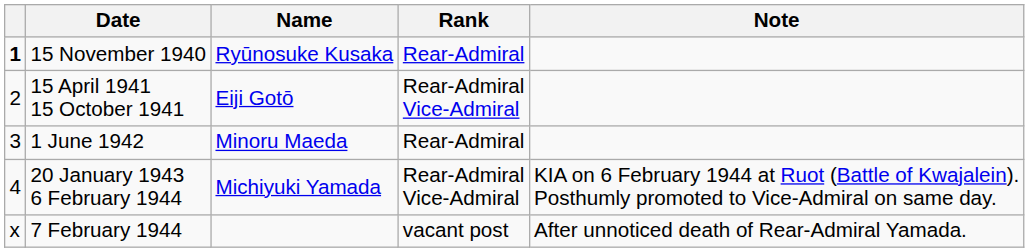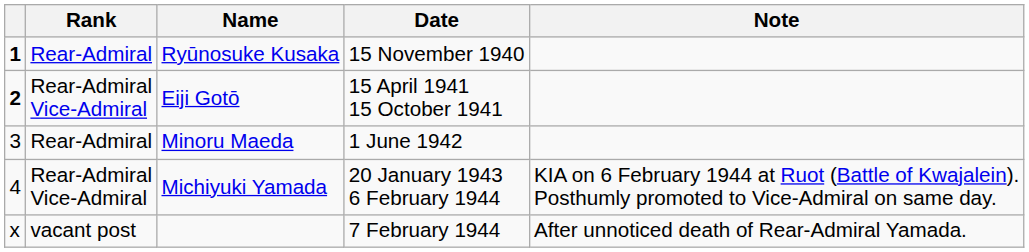columns swapped: (464, 20) <-> (118, 20)
(15, 97) normal -> (15, 97) bold
